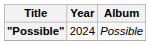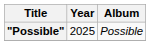(82, 31) 2024 -> (82, 31) 2025
